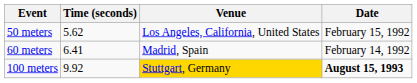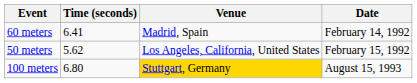rows swapped: (30, 31) <-> (30, 50)
(73, 68) 9.92 -> (73, 68) 6.80
(364, 68) bold -> (363, 68) normal
